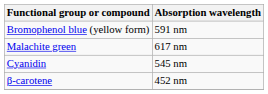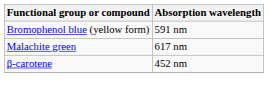- row: (26, 64)
